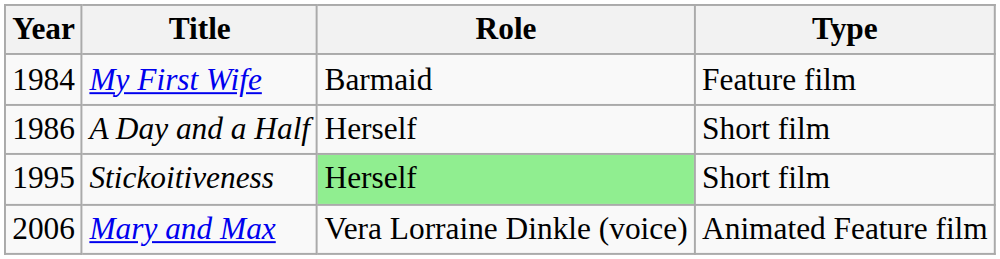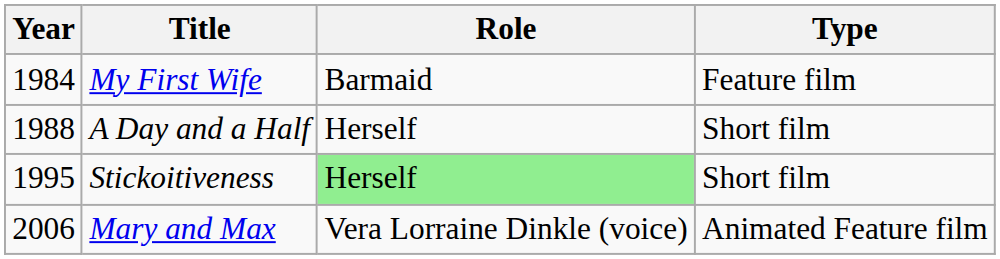(44, 128) 1986 -> (44, 128) 1988
